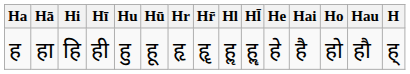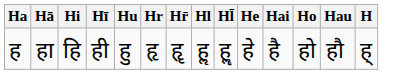- column: (155, 16)
